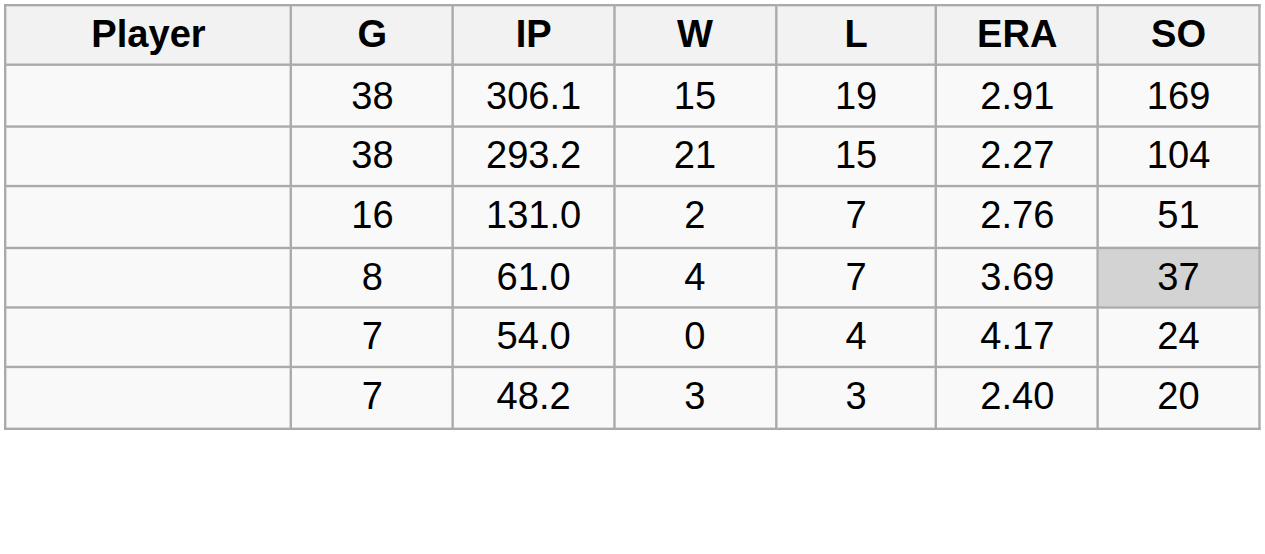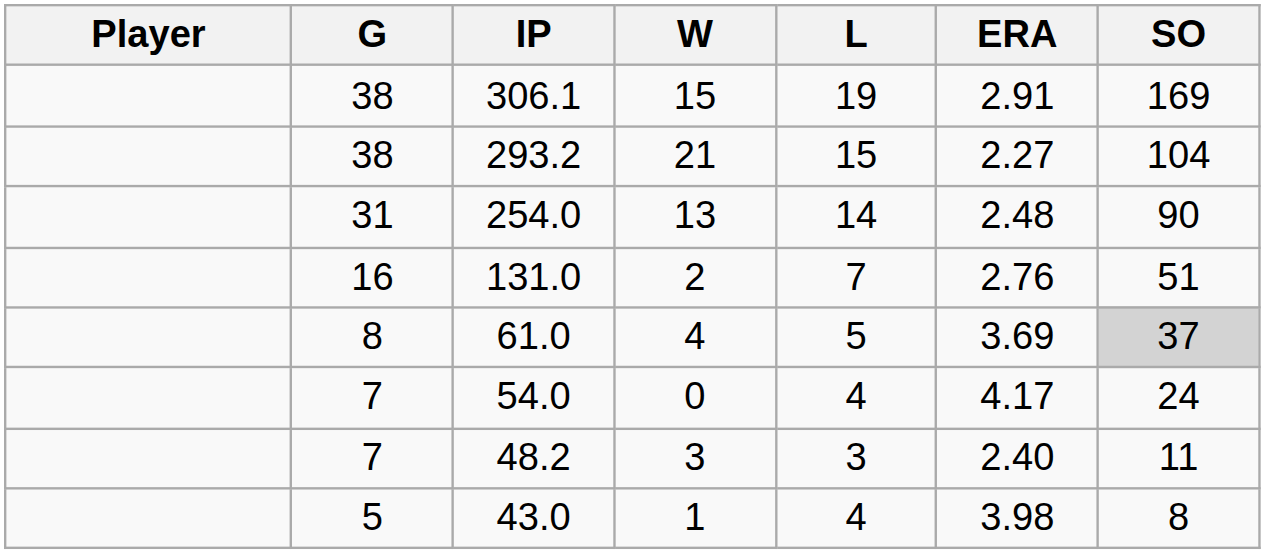+ row: (534, 215)
(856, 276) 7 -> (856, 336) 5
(1179, 397) 20 -> (1179, 457) 11
+ row: (534, 517)
